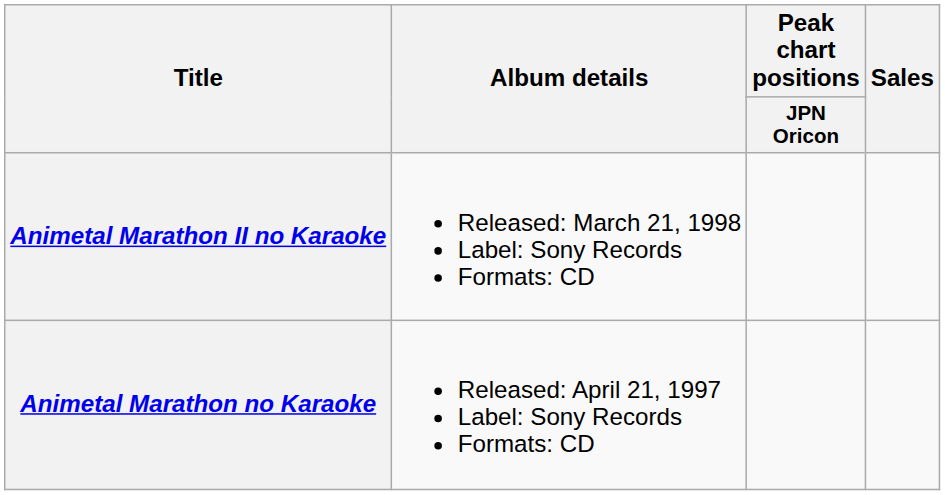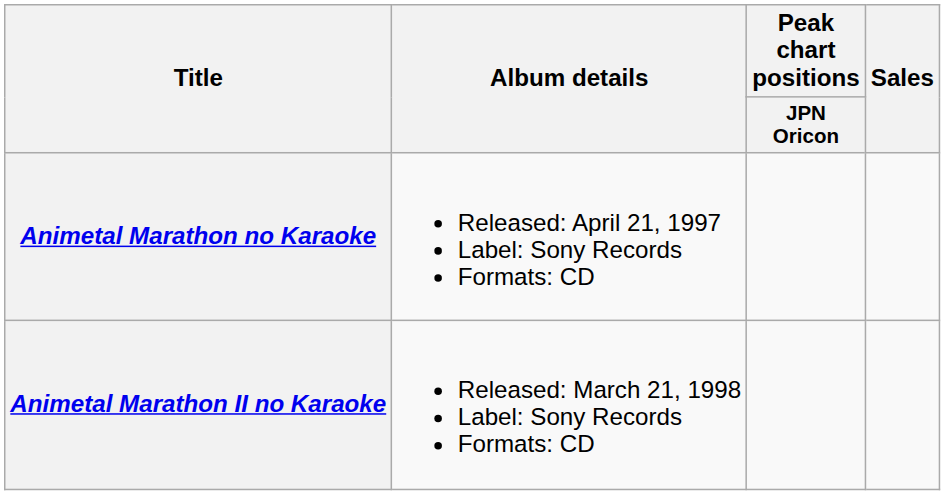rows swapped: (198, 404) <-> (198, 236)
